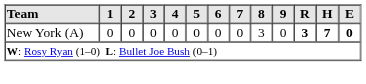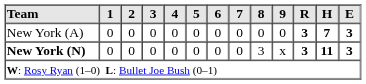(261, 32) 3 -> (261, 32) 0
(349, 32) 0 -> (349, 32) 3
+ row: (46, 51)
